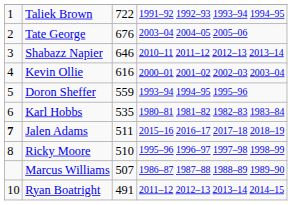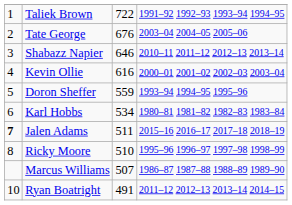(125, 111) 535 -> (125, 111) 534
